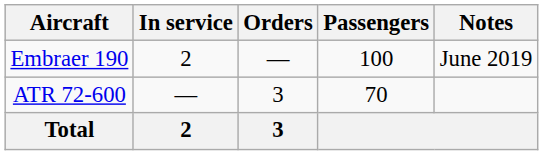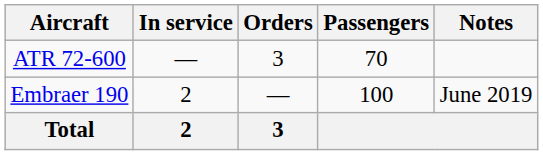rows swapped: (69, 94) <-> (69, 58)
